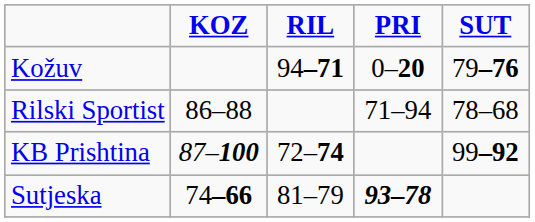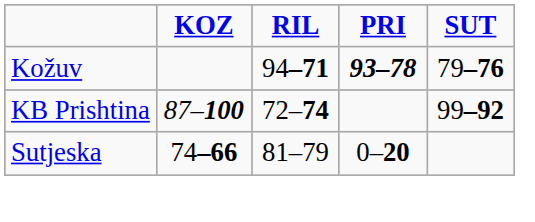(398, 68) 0–20 -> (383, 68) 93–78
- row: (88, 110)
(398, 195) 93–78 -> (383, 152) 0–20
